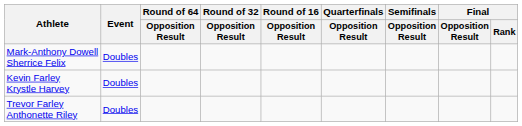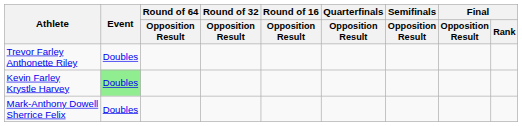rows swapped: (52, 57) <-> (42, 109)
(120, 83) no background -> (120, 83) lightgreen background
